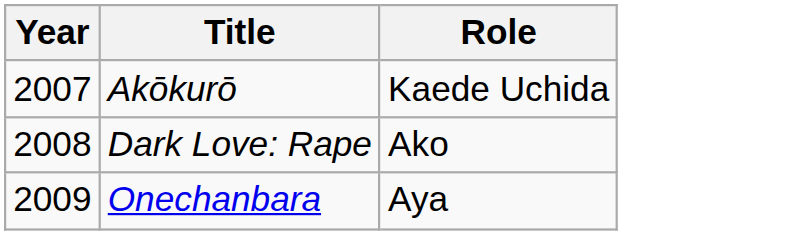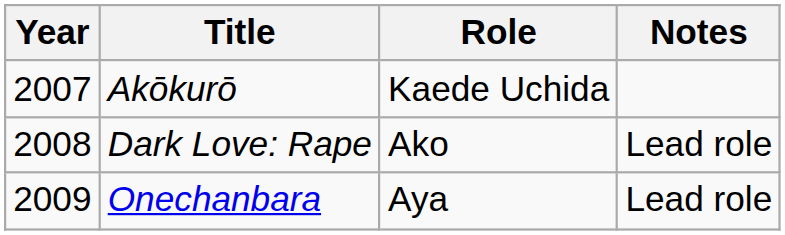+ column: (699, 32)
